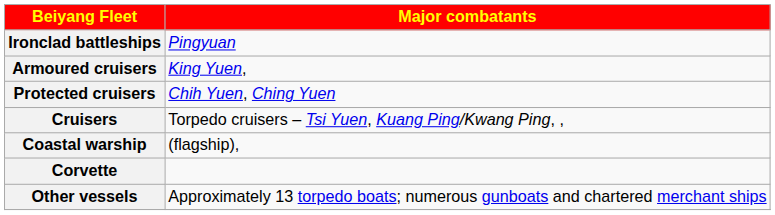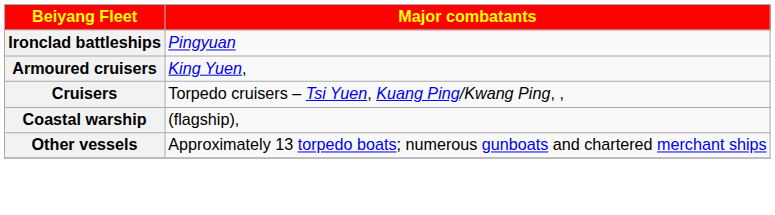- row: (85, 94)
- row: (85, 171)
